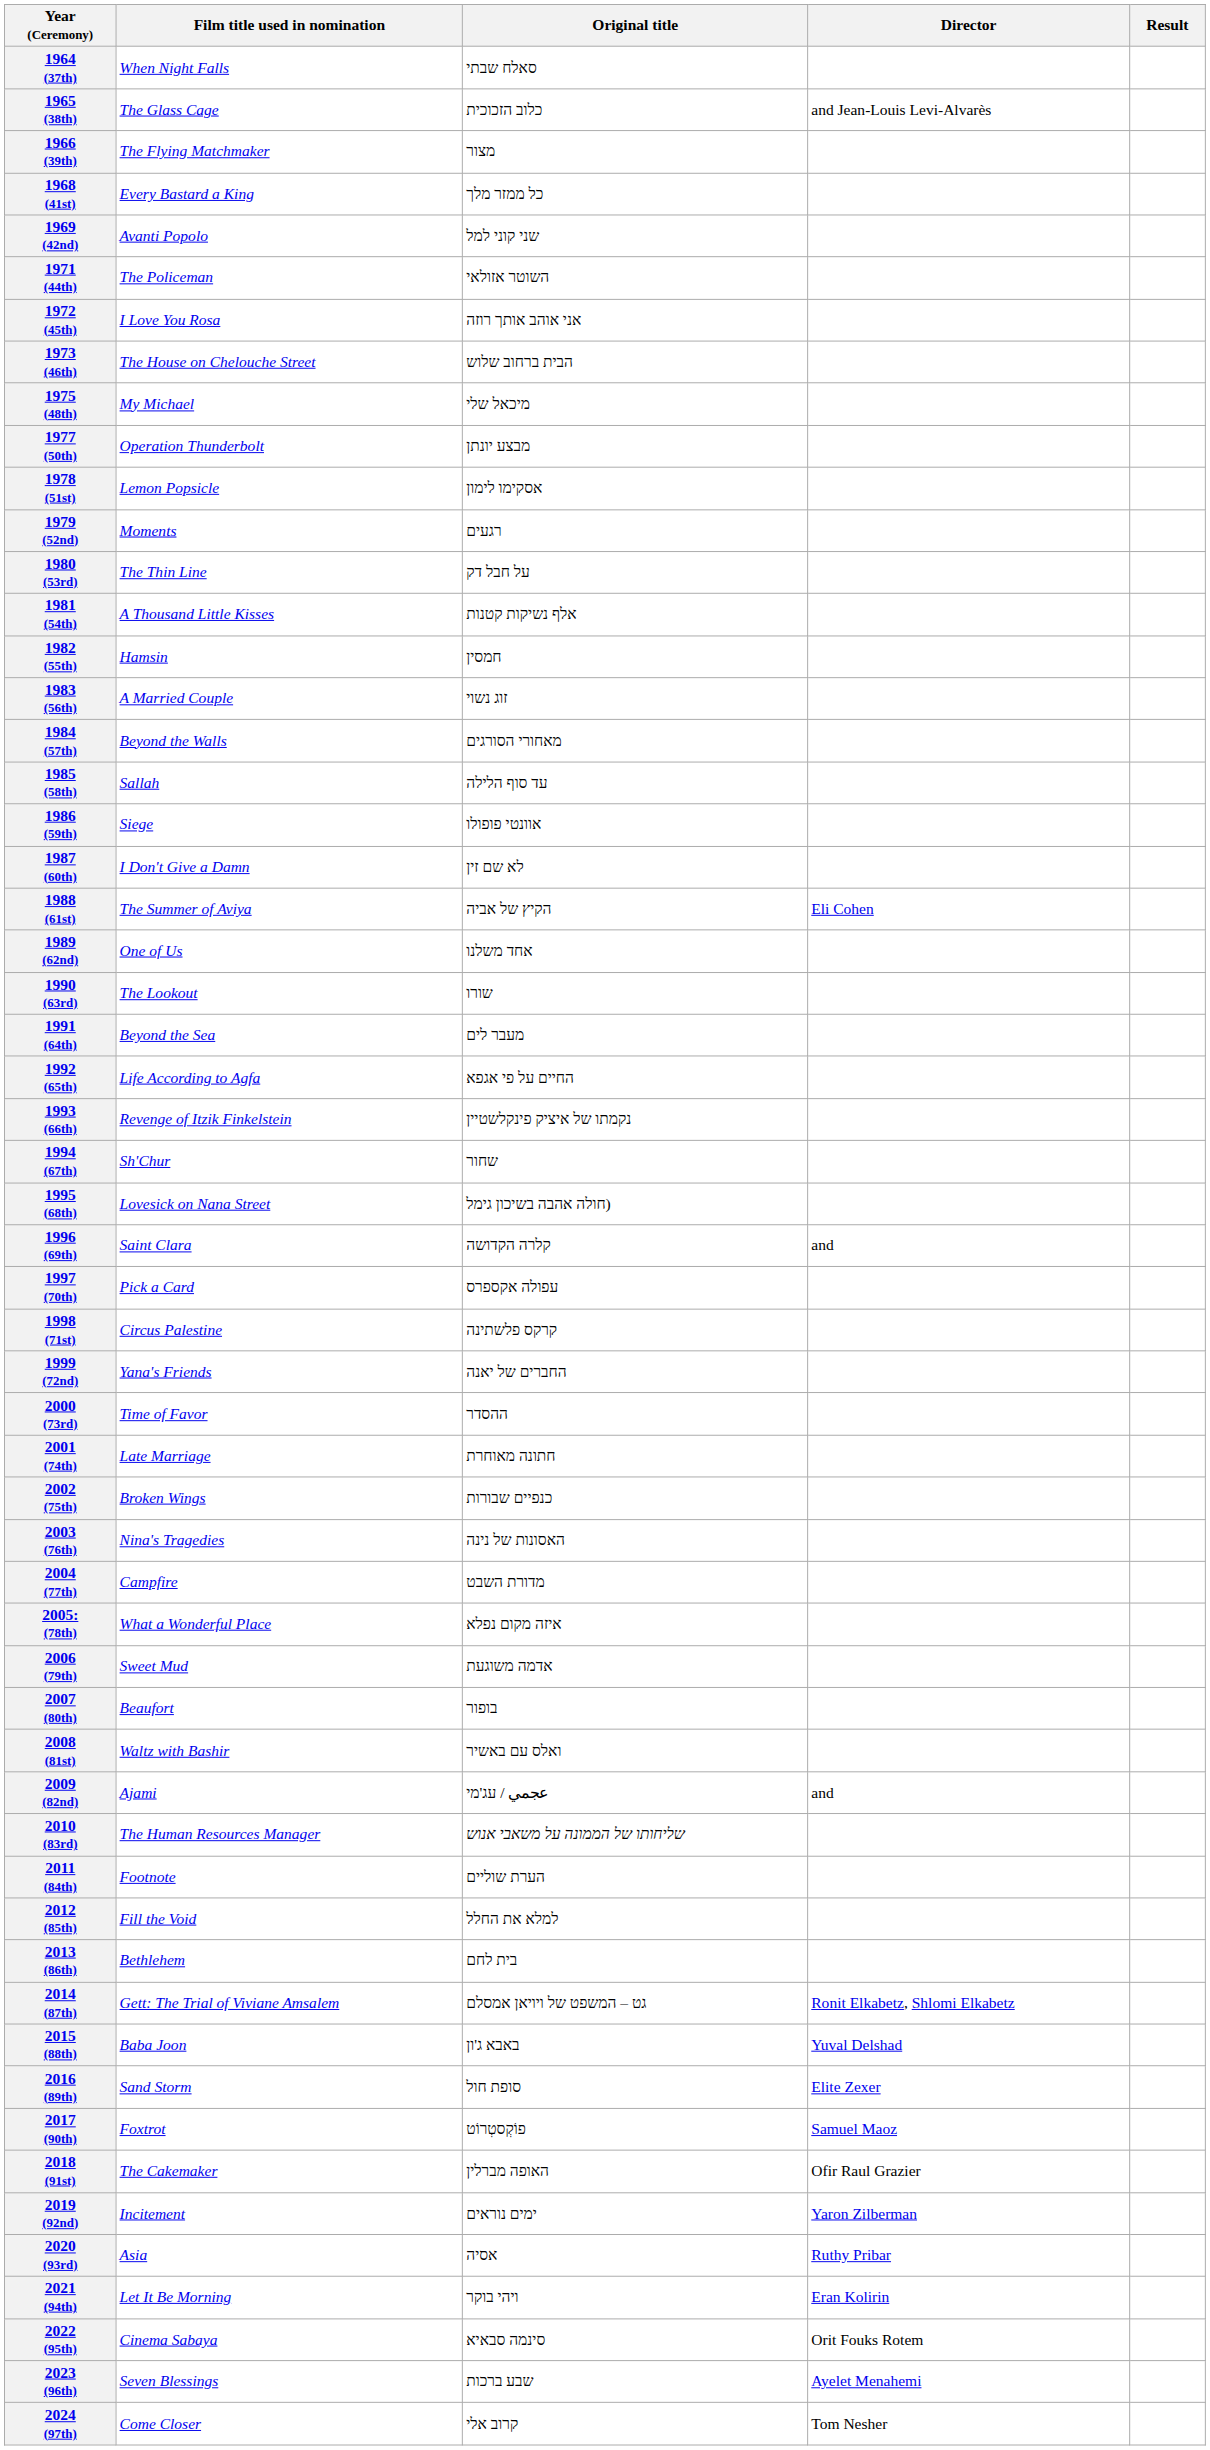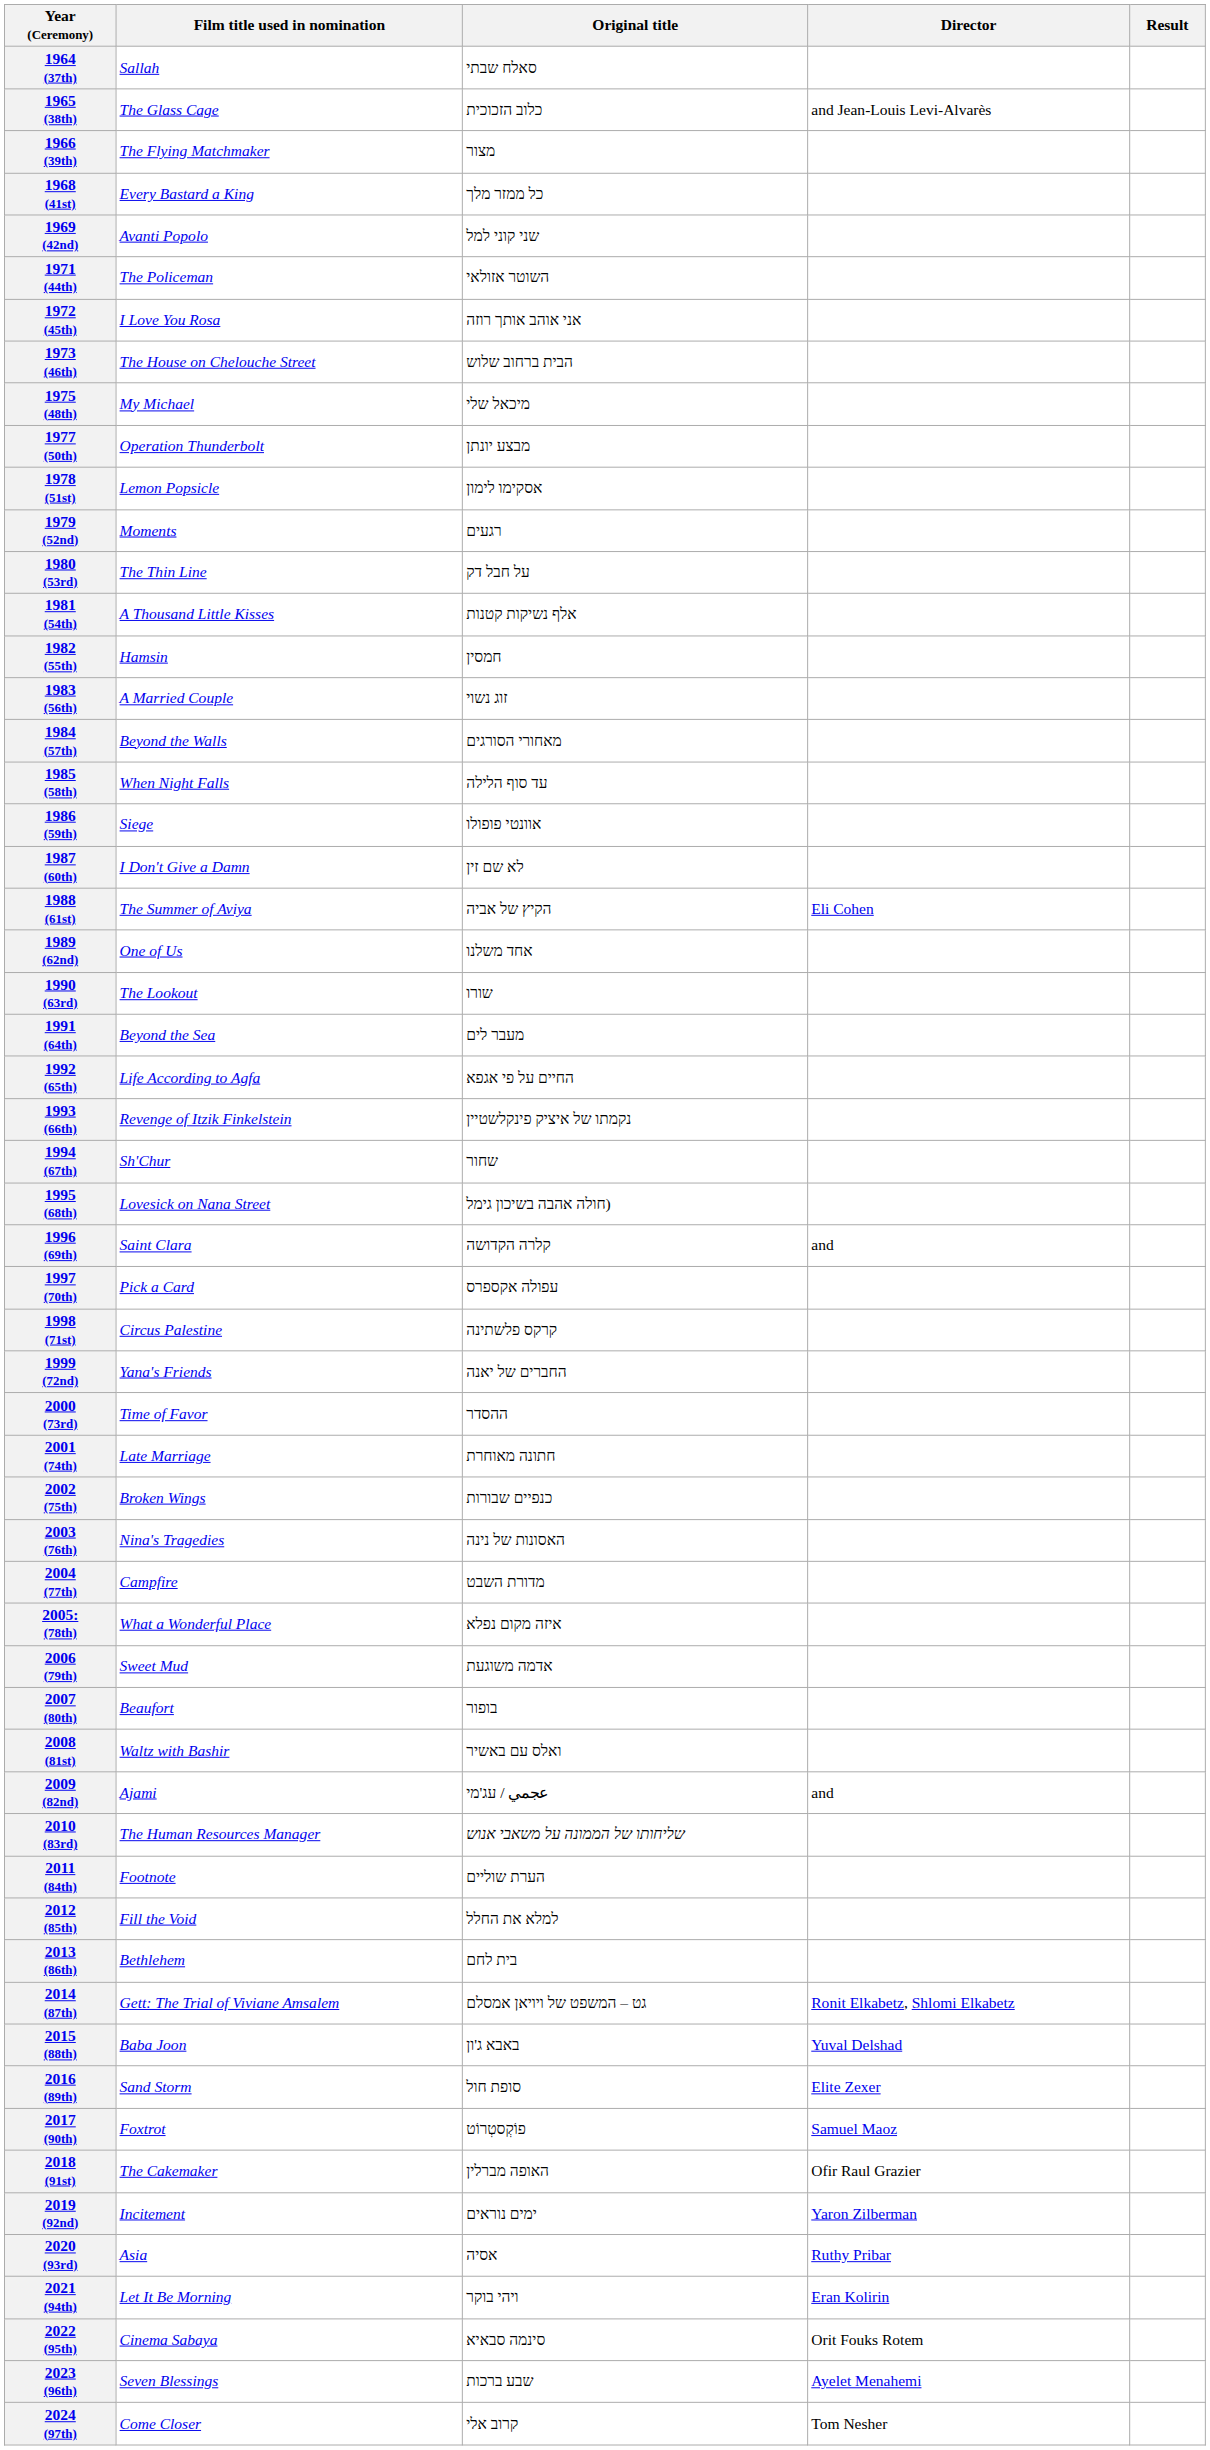(174, 67) When Night Falls -> (139, 67) Sallah
(139, 782) Sallah -> (174, 782) When Night Falls
